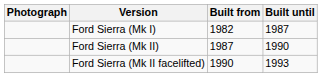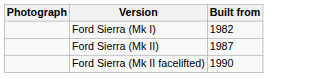- column: (290, 13)
